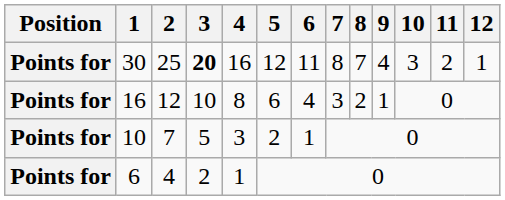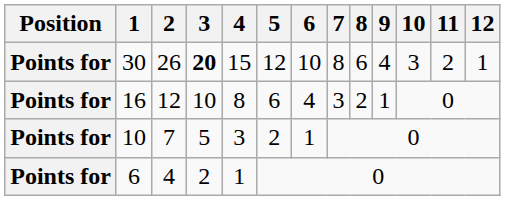(169, 61) 25 -> (169, 61) 26
(239, 61) 16 -> (239, 61) 15
(309, 61) 11 -> (309, 61) 10
(361, 61) 7 -> (361, 61) 6
